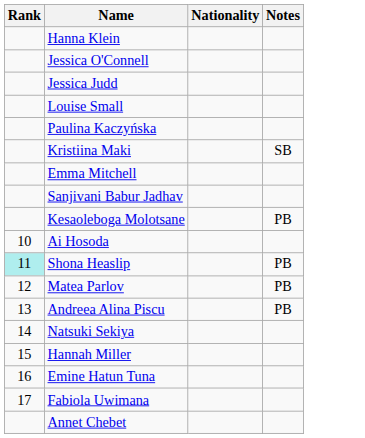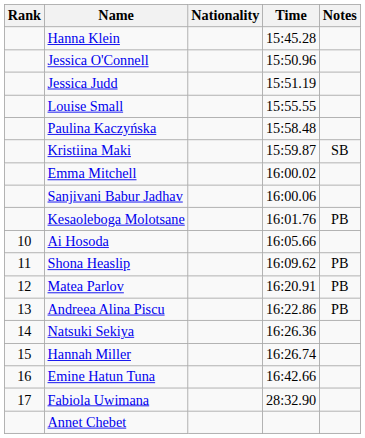+ column: (291, 15)
(24, 264) paleturquoise background -> (24, 264) no background
